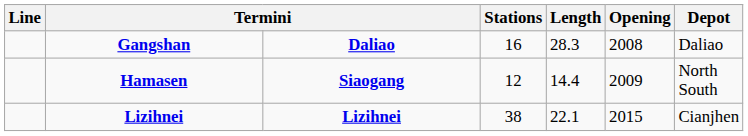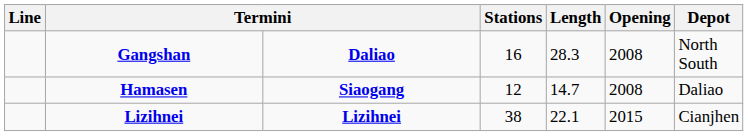(701, 44) Daliao -> (698, 53) North South
(565, 80) 14.4 -> (565, 90) 14.7
(626, 80) 2009 -> (626, 90) 2008
(698, 80) North South -> (701, 90) Daliao
